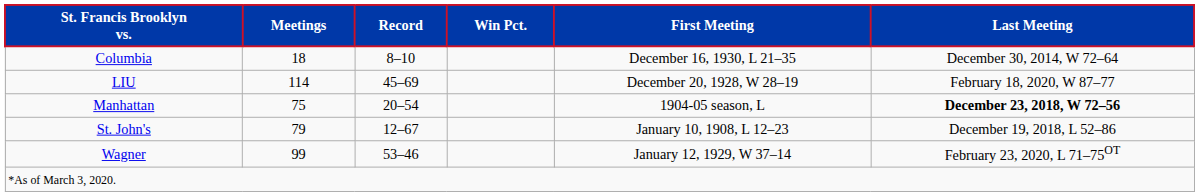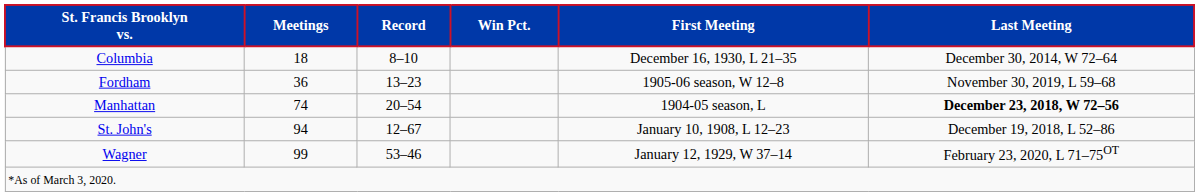+ row: (125, 82)
- row: (124, 82)
(299, 105) 75 -> (301, 105) 74
(299, 129) 79 -> (301, 129) 94
